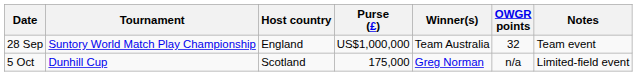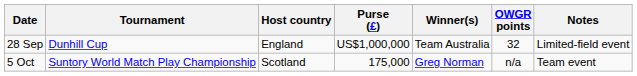(152, 44) Suntory World Match Play Championship -> (78, 44) Dunhill Cup
(566, 44) Team event -> (583, 44) Limited-field event
(78, 62) Dunhill Cup -> (152, 62) Suntory World Match Play Championship
(583, 62) Limited-field event -> (566, 62) Team event
